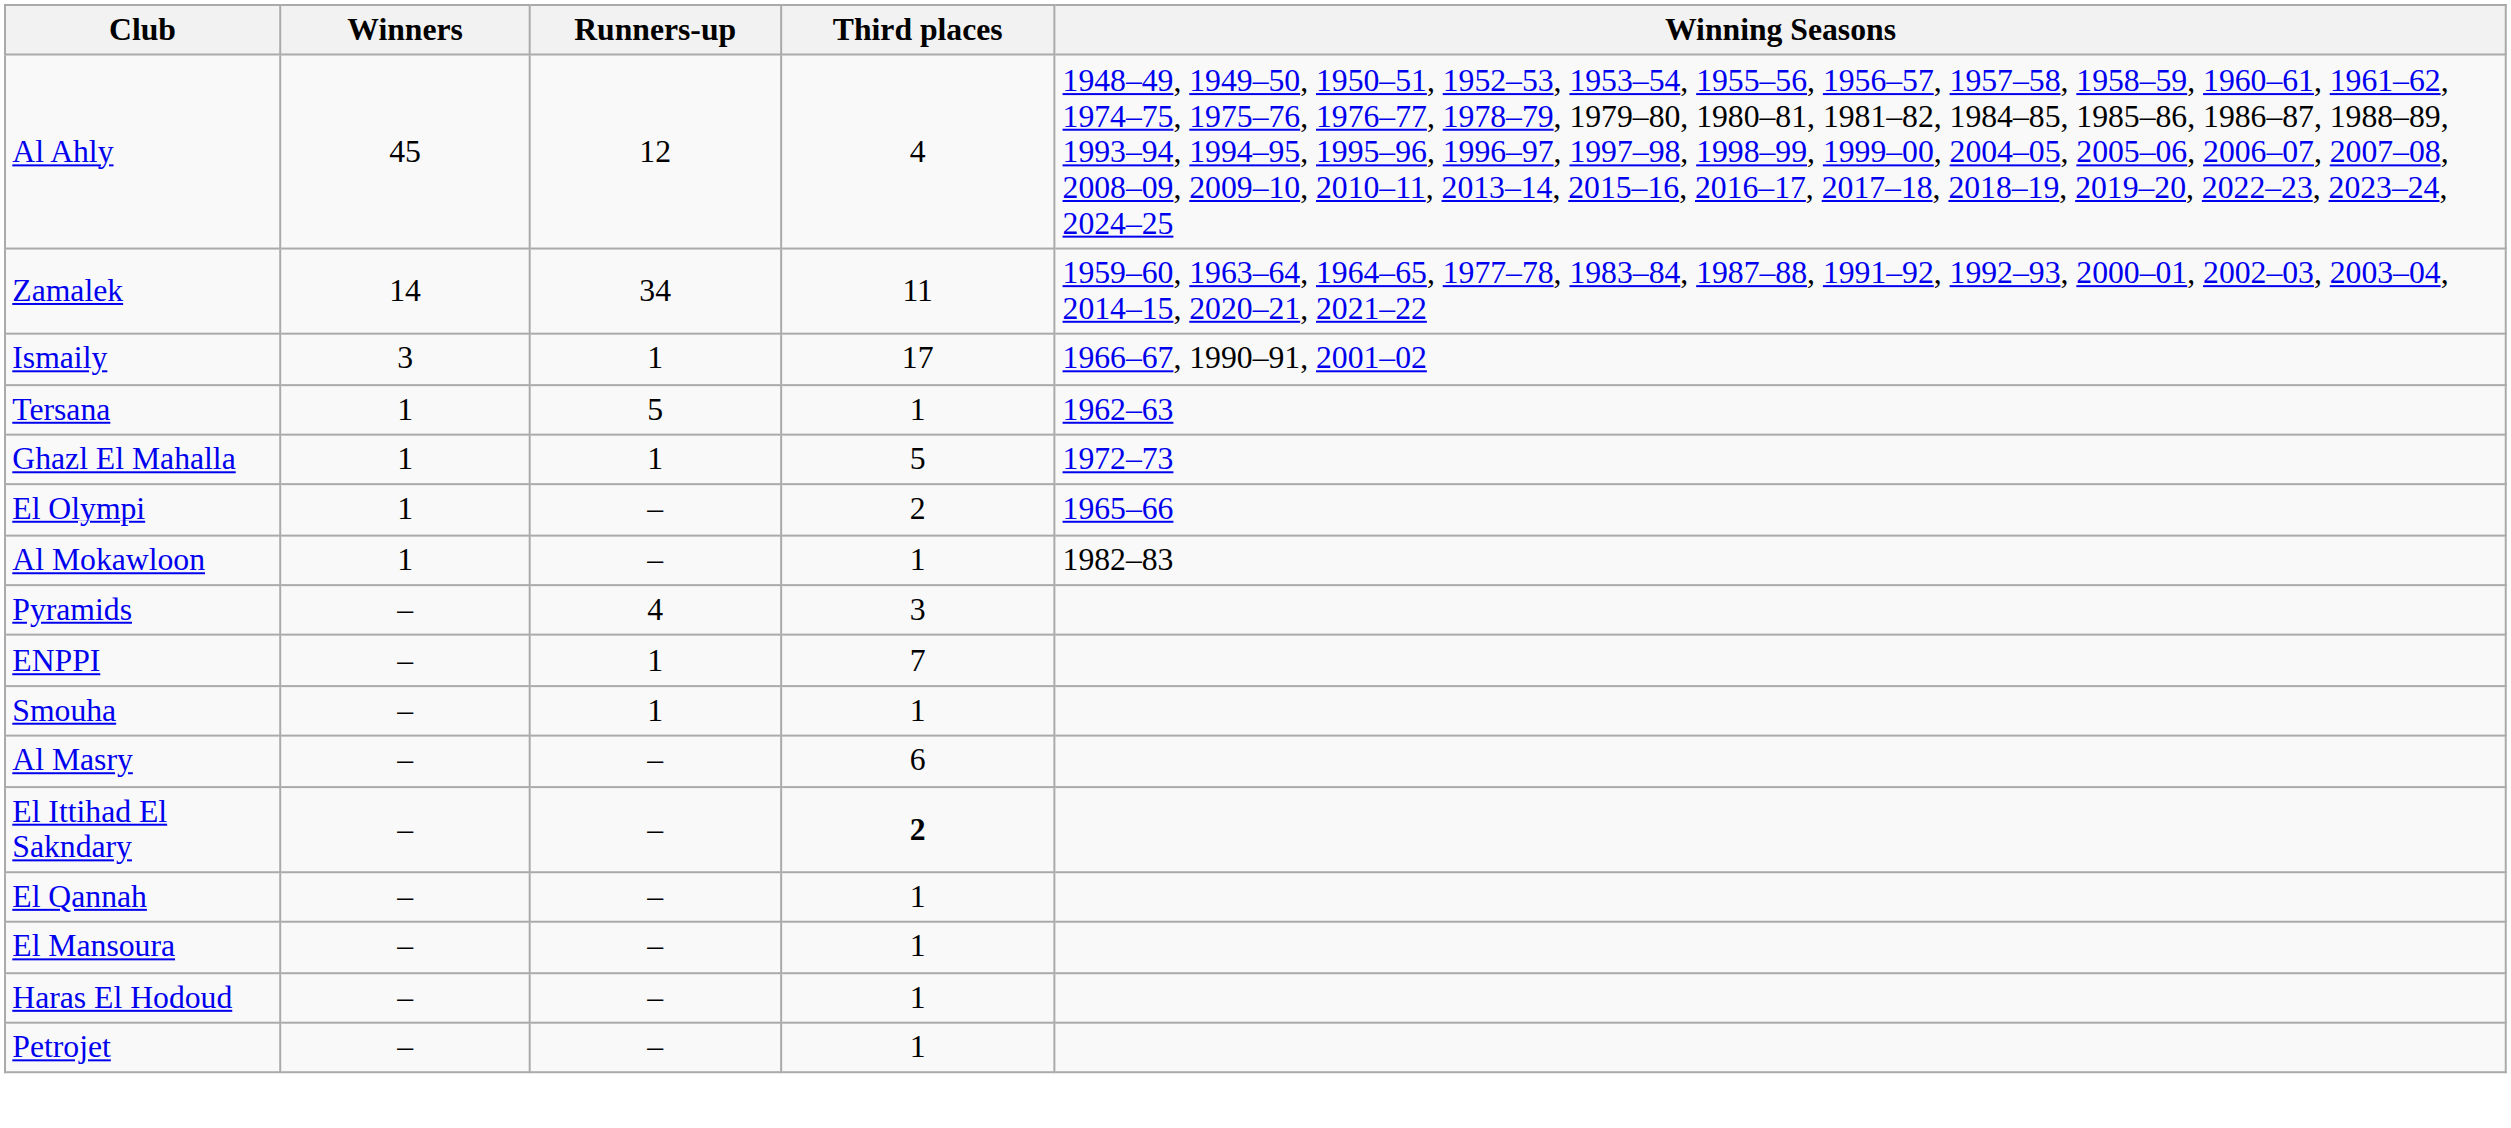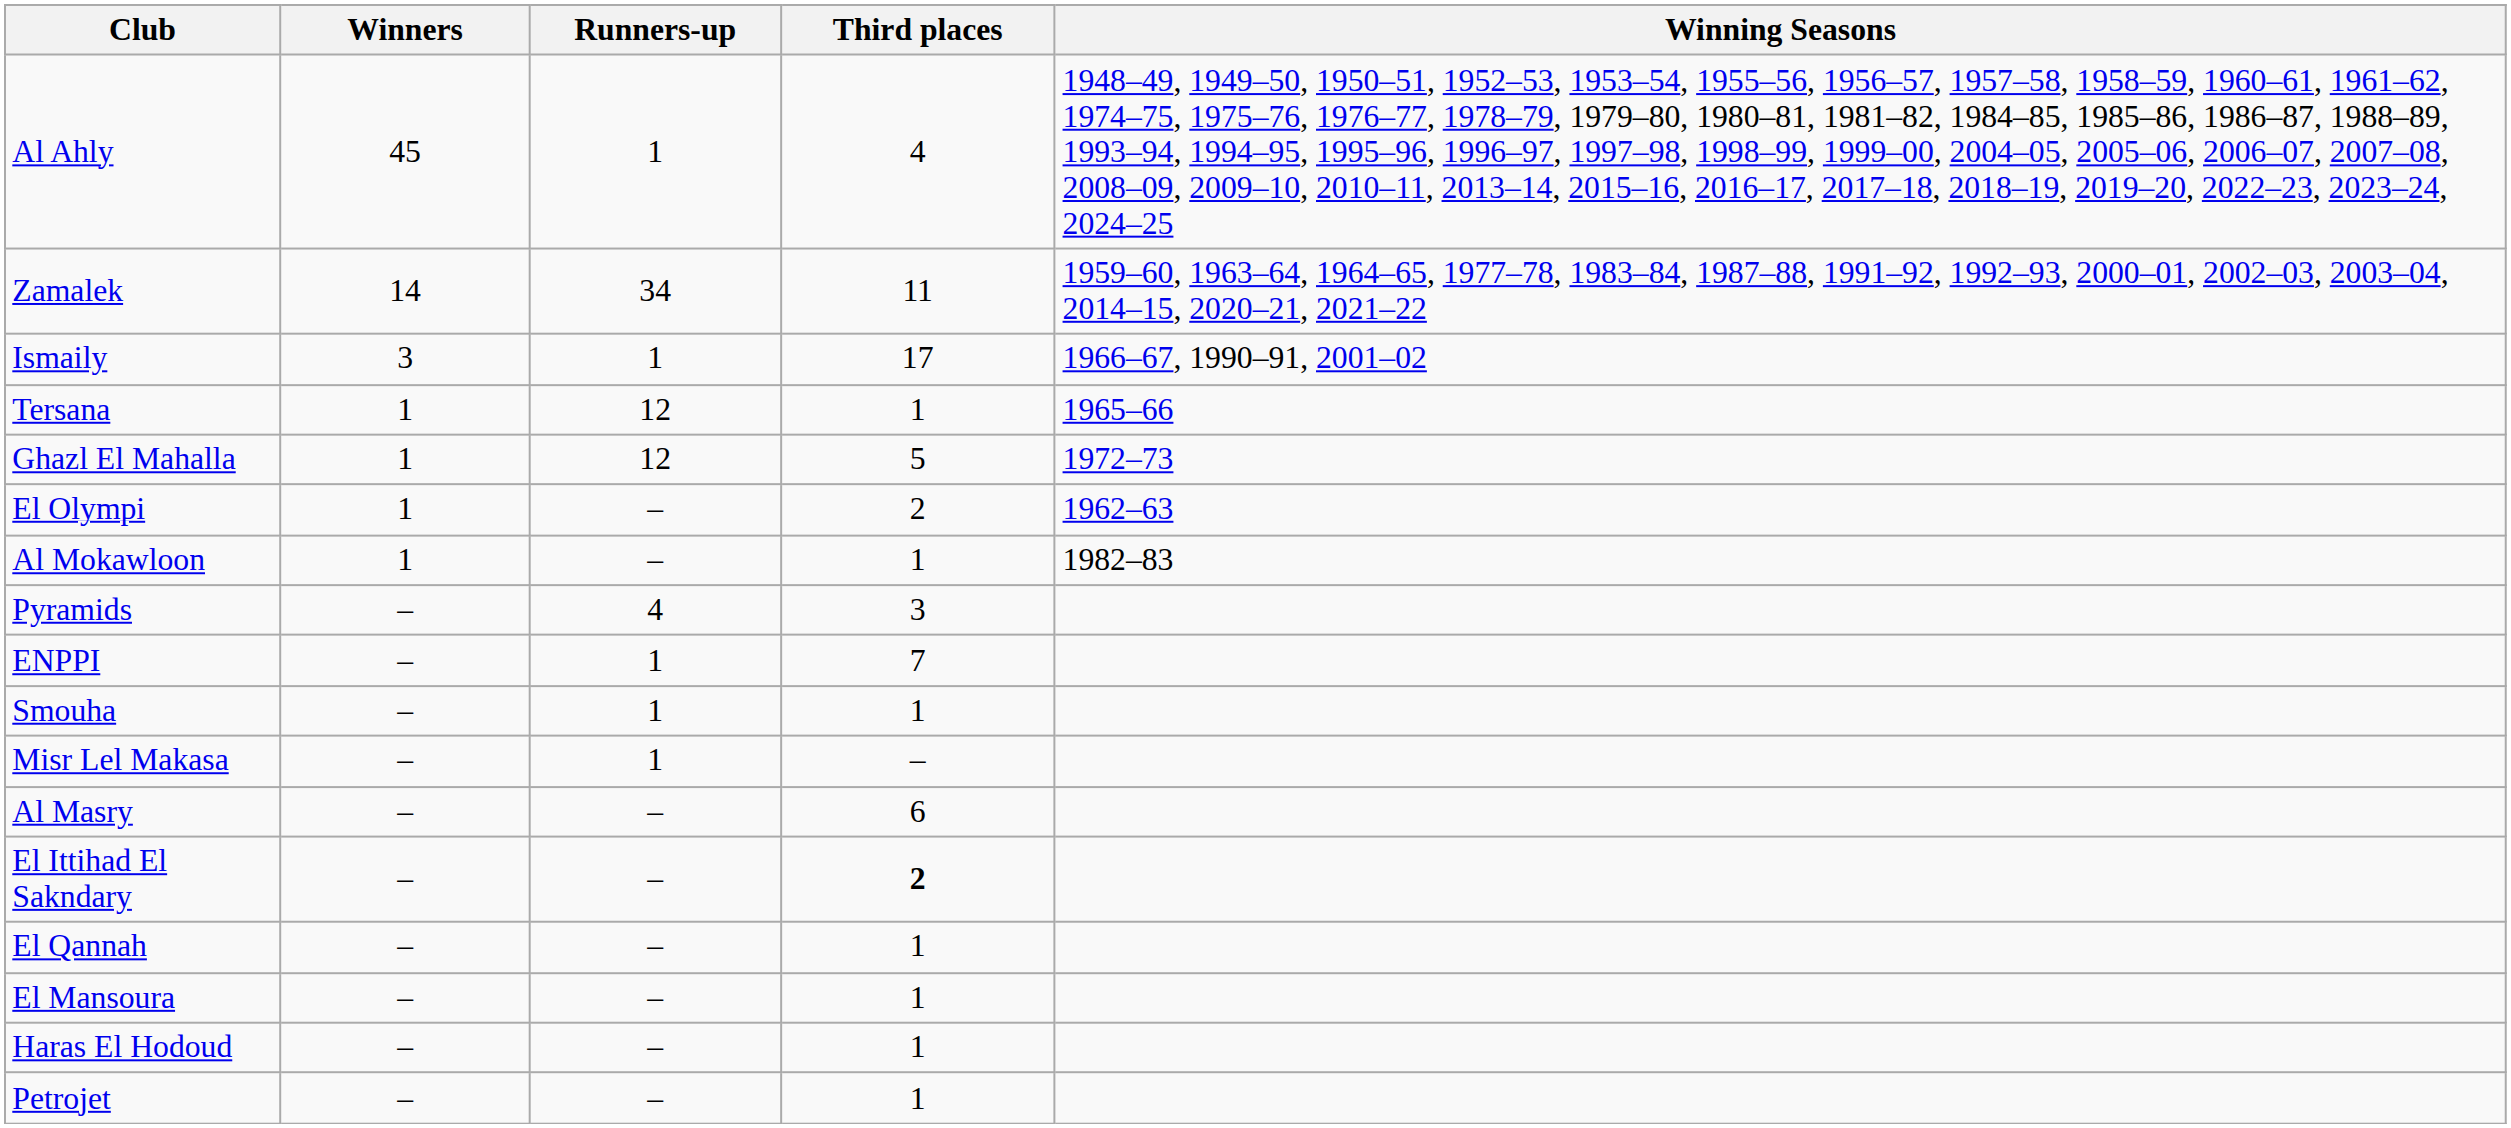(655, 151) 12 -> (655, 151) 1
(655, 408) 5 -> (655, 408) 12
(1118, 408) 1962–63 -> (1118, 408) 1965–66
(655, 459) 1 -> (655, 459) 12
(1118, 509) 1965–66 -> (1118, 509) 1962–63
+ row: (121, 760)
